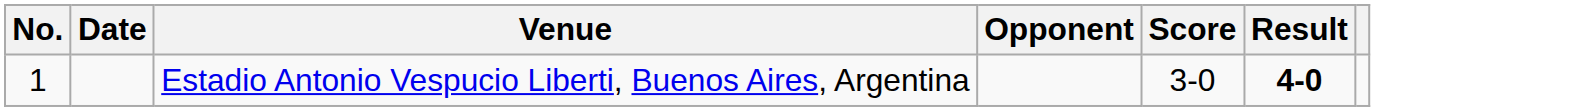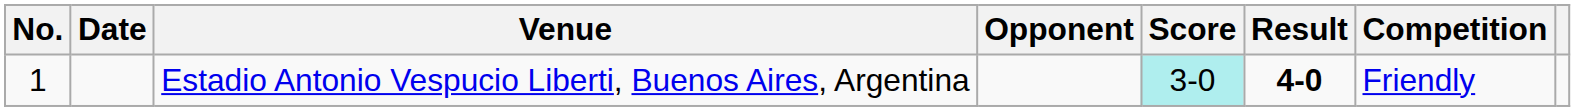+ column: (1455, 29)
(1192, 79) no background -> (1192, 79) paleturquoise background
